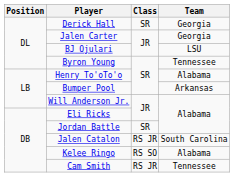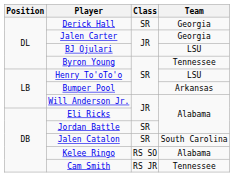(194, 75) Alabama -> (194, 75) LSU
(145, 140) RS JR -> (145, 140) SR
